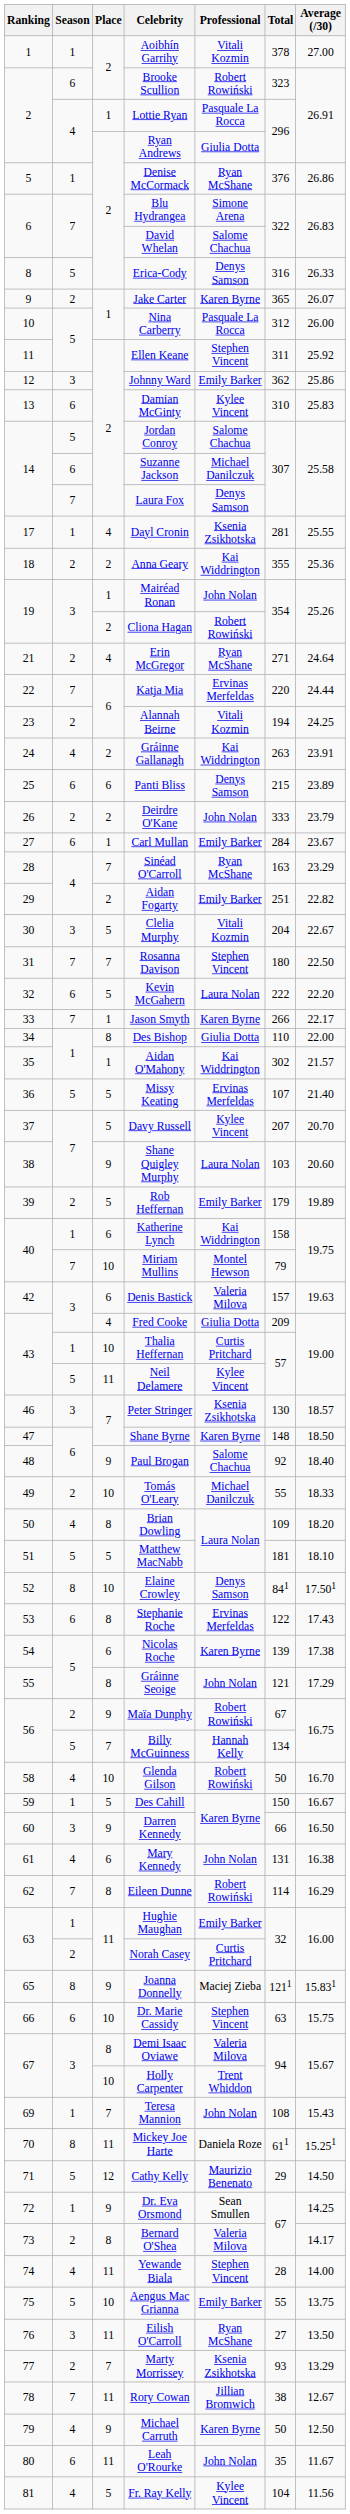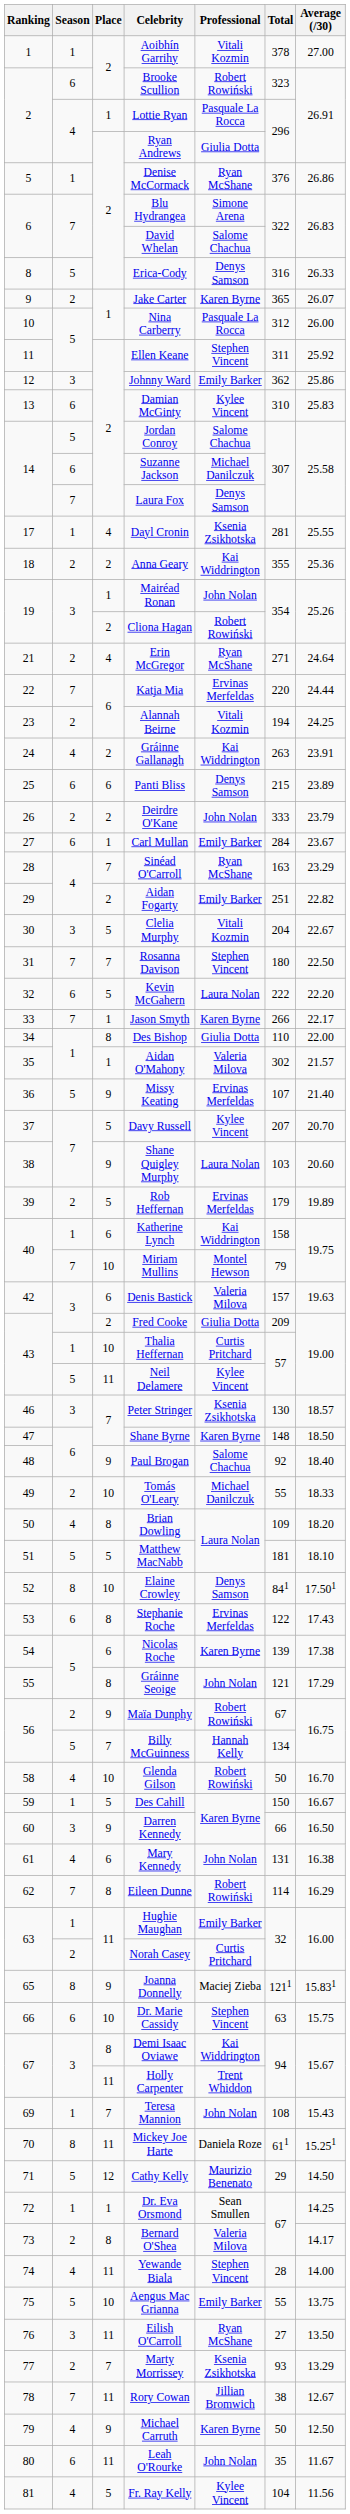(230, 1062) Kai Widdrington -> (230, 1062) Valeria Milova
(108, 1094) 5 -> (108, 1094) 9
(230, 1202) Emily Barker -> (230, 1202) Ervinas Merfeldas
(108, 1322) 4 -> (108, 1322) 2
(230, 2049) Valeria Milova -> (230, 2049) Kai Widdrington
(108, 2081) 10 -> (108, 2081) 11
(108, 2208) 9 -> (108, 2208) 1
